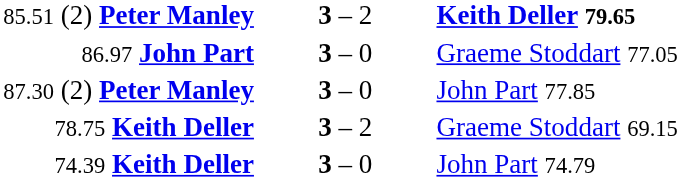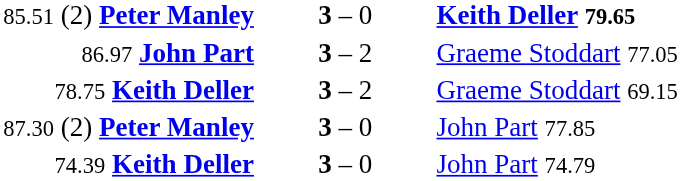(345, 15) 3 – 2 -> (345, 15) 3 – 0
(345, 52) 3 – 0 -> (345, 52) 3 – 2
rows swapped: (129, 90) <-> (154, 127)
